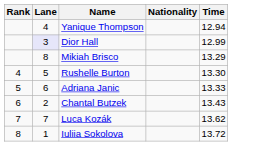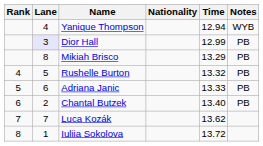+ column: (243, 12)
(214, 73) 13.30 -> (214, 73) 13.32
(214, 103) 13.43 -> (214, 103) 13.40
